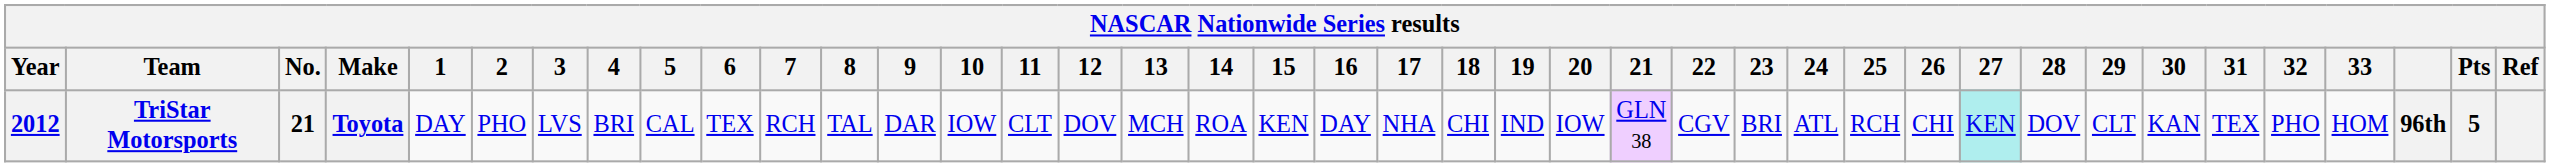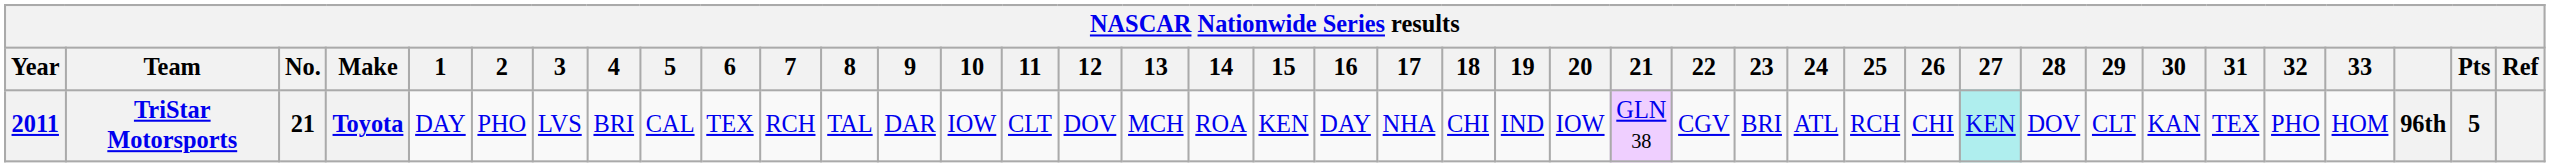(35, 125) 2012 -> (35, 125) 2011
